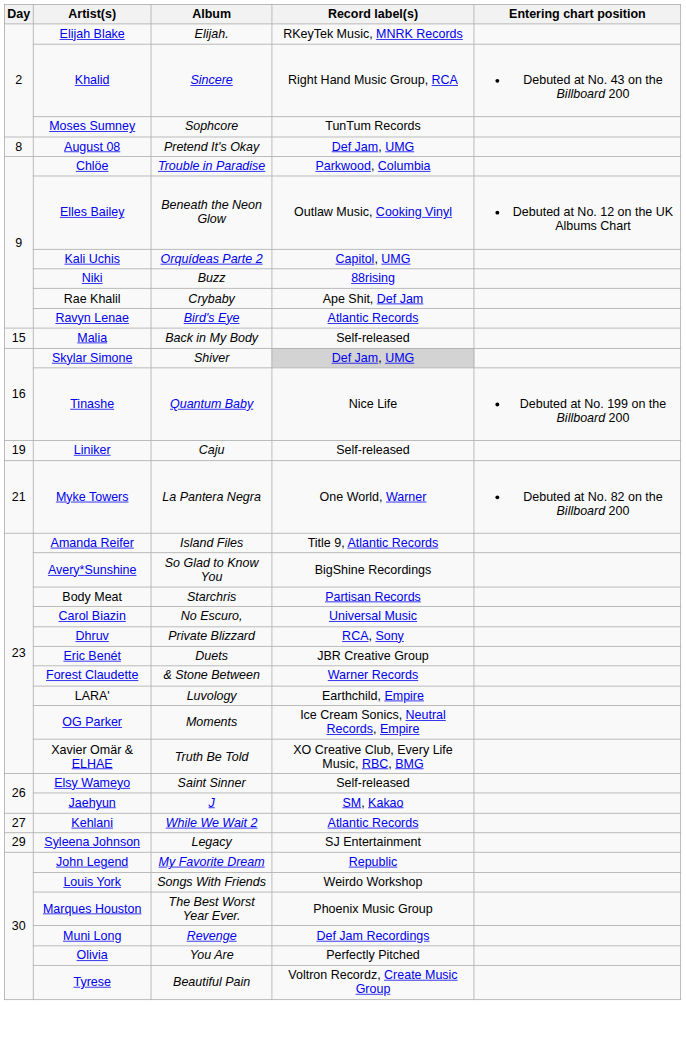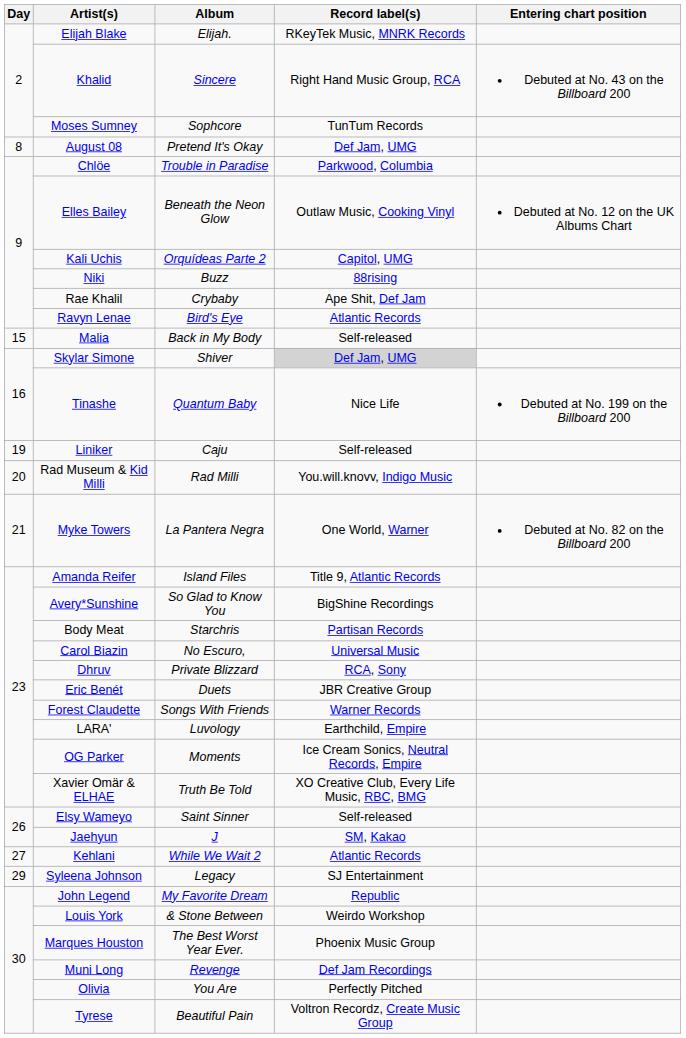+ row: (94, 477)
(212, 676) & Stone Between -> (215, 709) Songs With Friends
(212, 882) Songs With Friends -> (215, 916) & Stone Between
